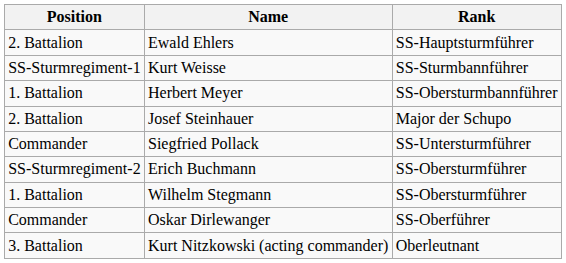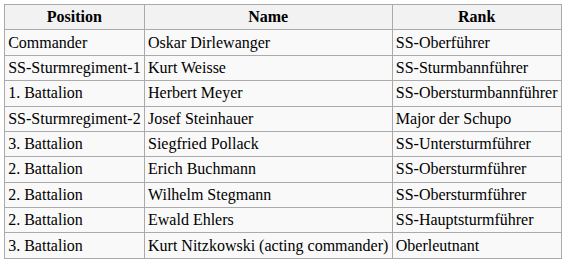rows swapped: (209, 220) <-> (191, 42)
(46, 118) 2. Battalion -> (74, 118) SS-Sturmregiment-2
(48, 144) Commander -> (46, 144) 3. Battalion
(74, 169) SS-Sturmregiment-2 -> (46, 169) 2. Battalion
(46, 194) 1. Battalion -> (46, 194) 2. Battalion
